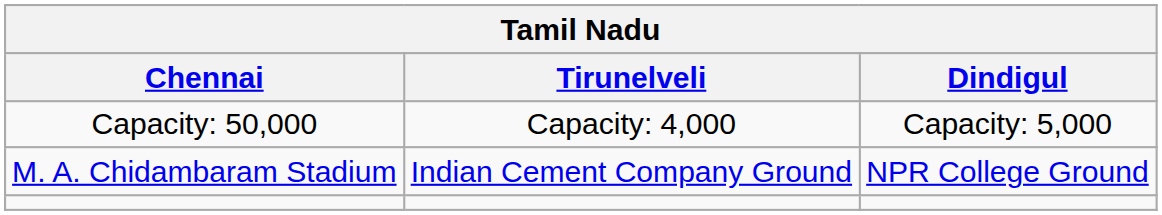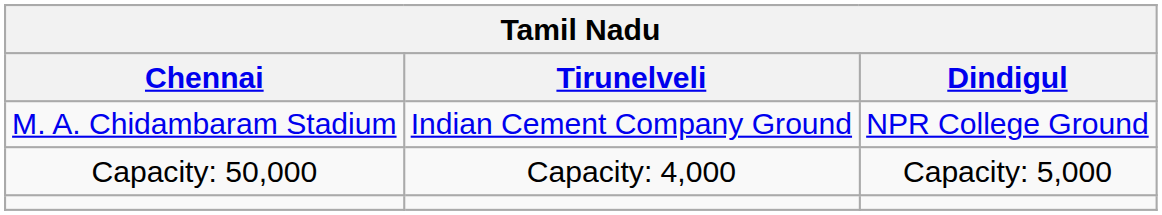rows swapped: (204, 172) <-> (204, 124)
